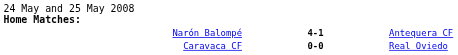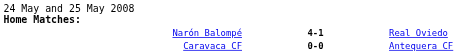(421, 33) Antequera CF -> (418, 33) Real Oviedo
(418, 46) Real Oviedo -> (421, 46) Antequera CF
